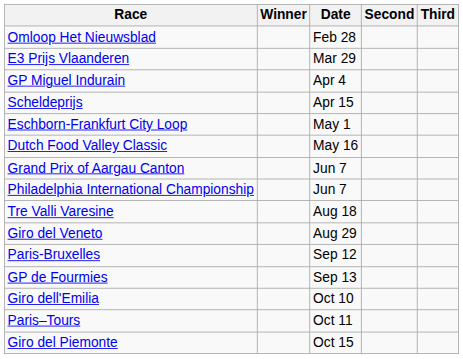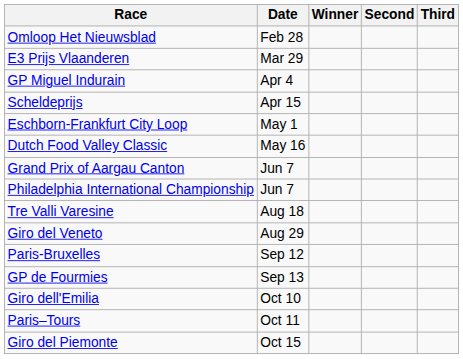columns swapped: (336, 15) <-> (284, 15)
